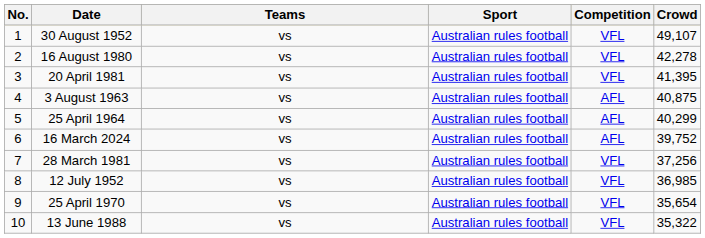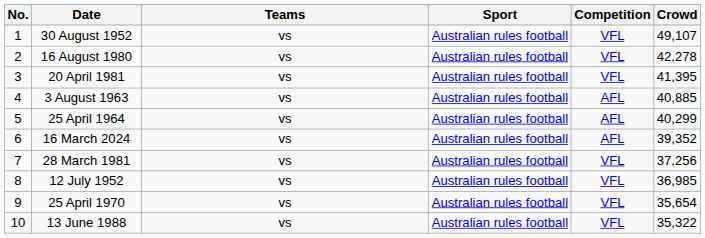(677, 98) 40,875 -> (677, 98) 40,885
(677, 139) 39,752 -> (677, 139) 39,352
